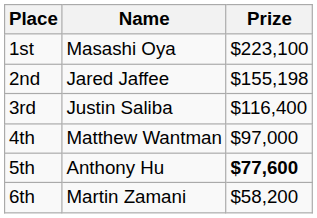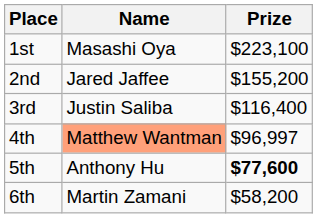(269, 78) $155,198 -> (269, 78) $155,200
(144, 138) no background -> (144, 138) lightsalmon background
(264, 138) $97,000 -> (264, 138) $96,997
